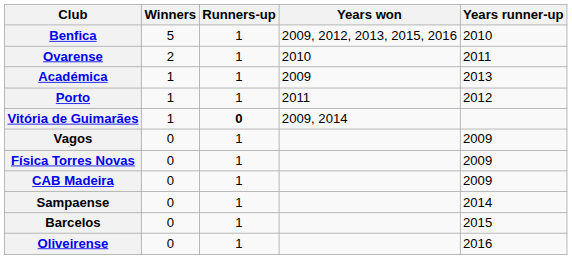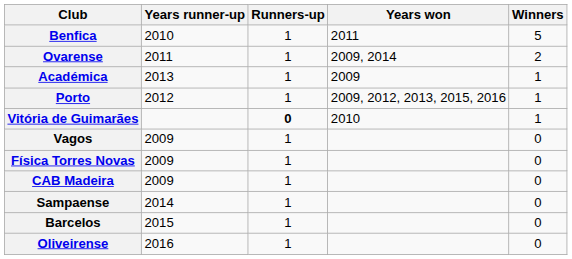columns swapped: (170, 14) <-> (513, 14)
(369, 35) 2009, 2012, 2013, 2015, 2016 -> (345, 35) 2011
(296, 56) 2010 -> (364, 56) 2009, 2014
(296, 98) 2011 -> (418, 98) 2009, 2012, 2013, 2015, 2016
(315, 118) 2009, 2014 -> (345, 118) 2010
